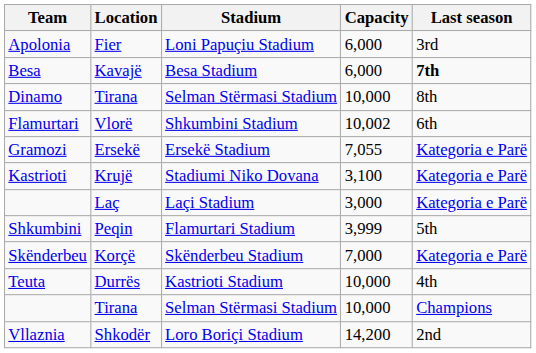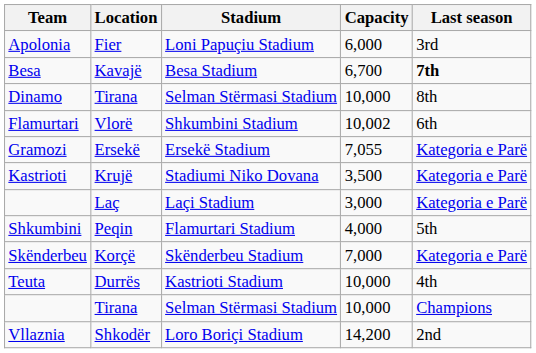(363, 70) 6,000 -> (363, 70) 6,700
(363, 176) 3,100 -> (363, 176) 3,500
(363, 228) 3,999 -> (363, 228) 4,000
